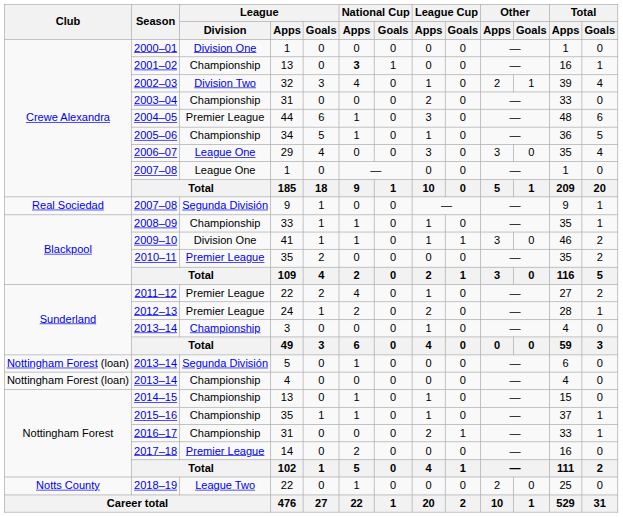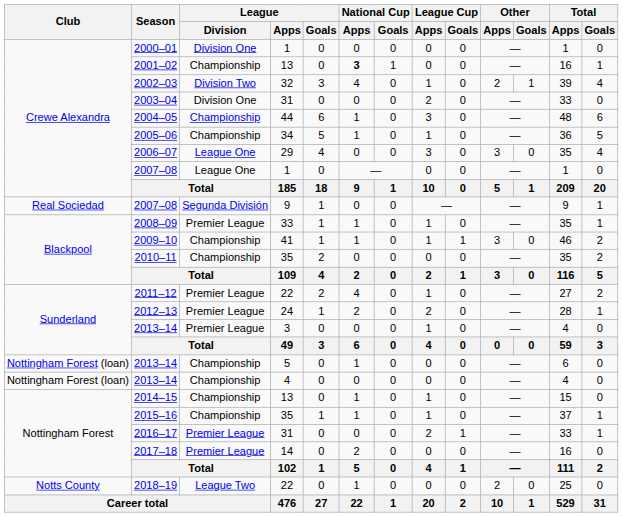(225, 100) Championship -> (225, 100) Division One
(225, 118) Premier League -> (225, 118) Championship
(225, 223) Championship -> (225, 223) Premier League
(225, 240) Division One -> (225, 240) Championship
(225, 258) Premier League -> (225, 258) Championship
(225, 328) Championship -> (225, 328) Premier League
(225, 363) Segunda División -> (225, 363) Championship
(225, 433) Championship -> (225, 433) Premier League
